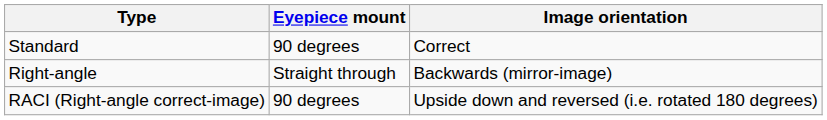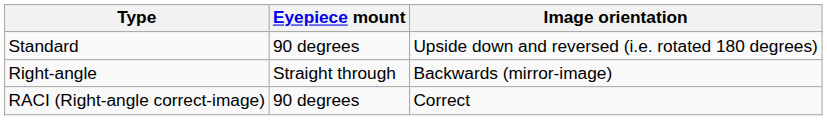(442, 45) Correct -> (616, 45) Upside down and reversed (i.e. rotated 180 degrees)
(616, 100) Upside down and reversed (i.e. rotated 180 degrees) -> (442, 100) Correct
